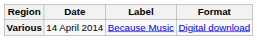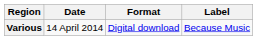columns swapped: (214, 12) <-> (141, 12)
